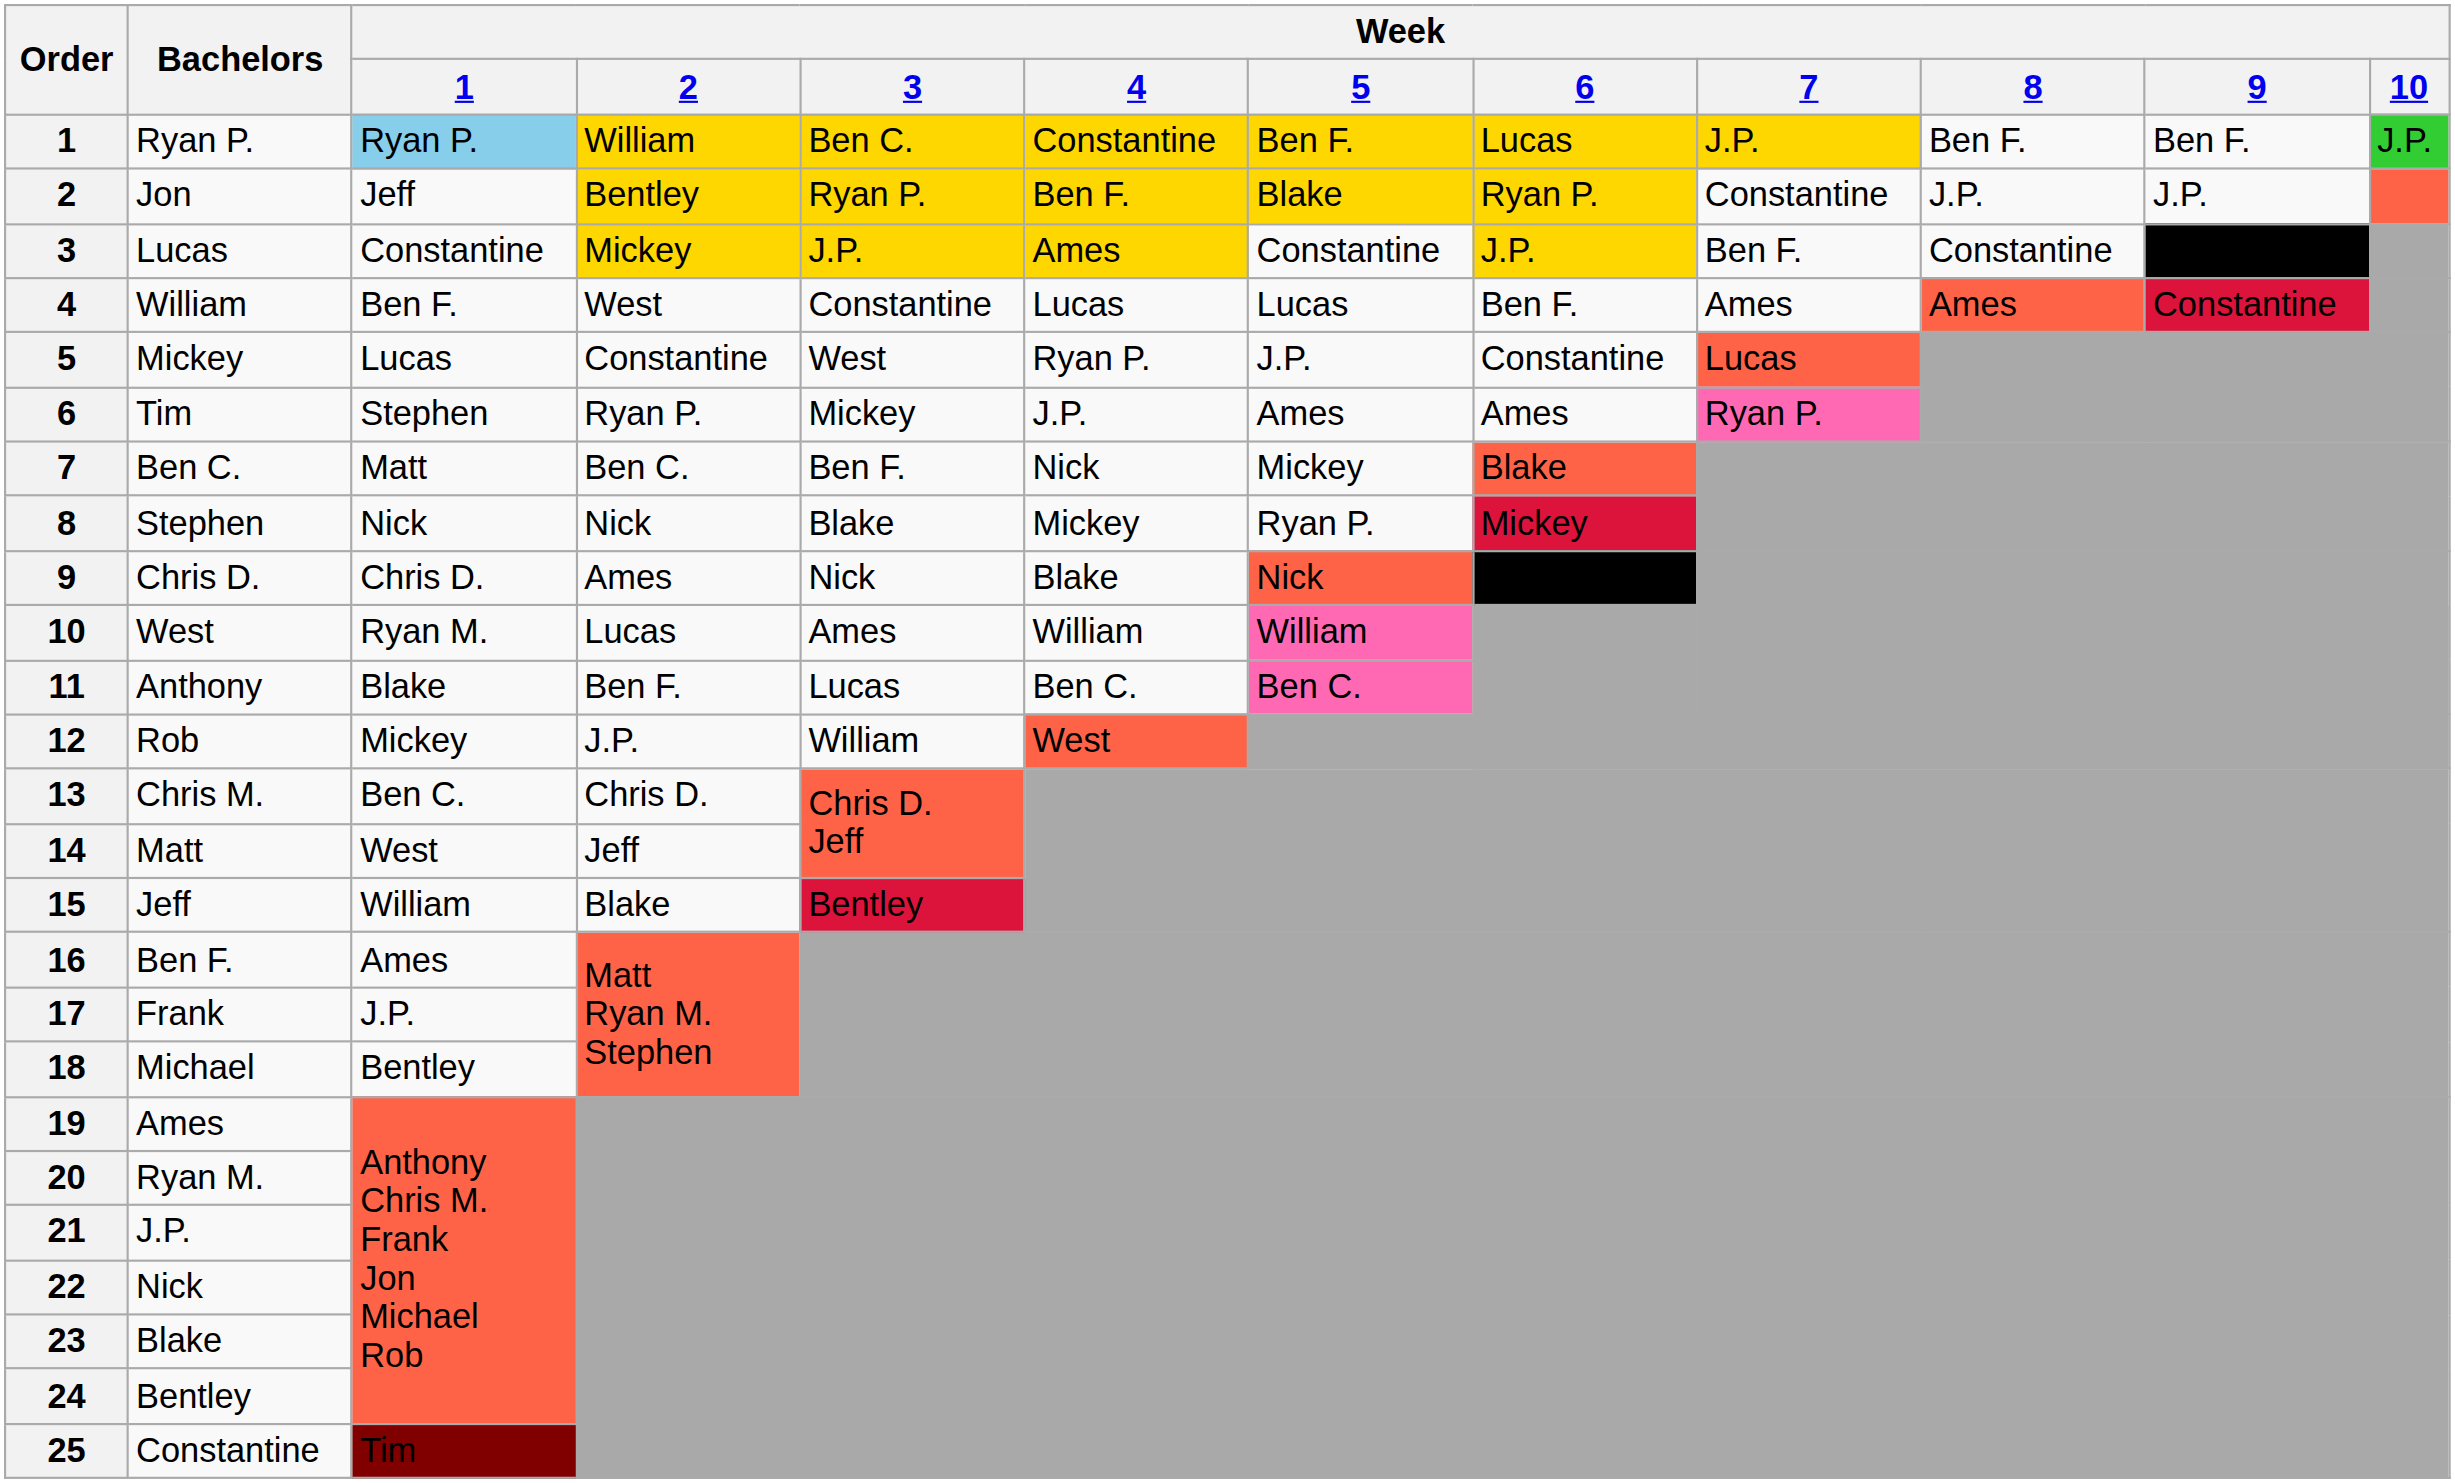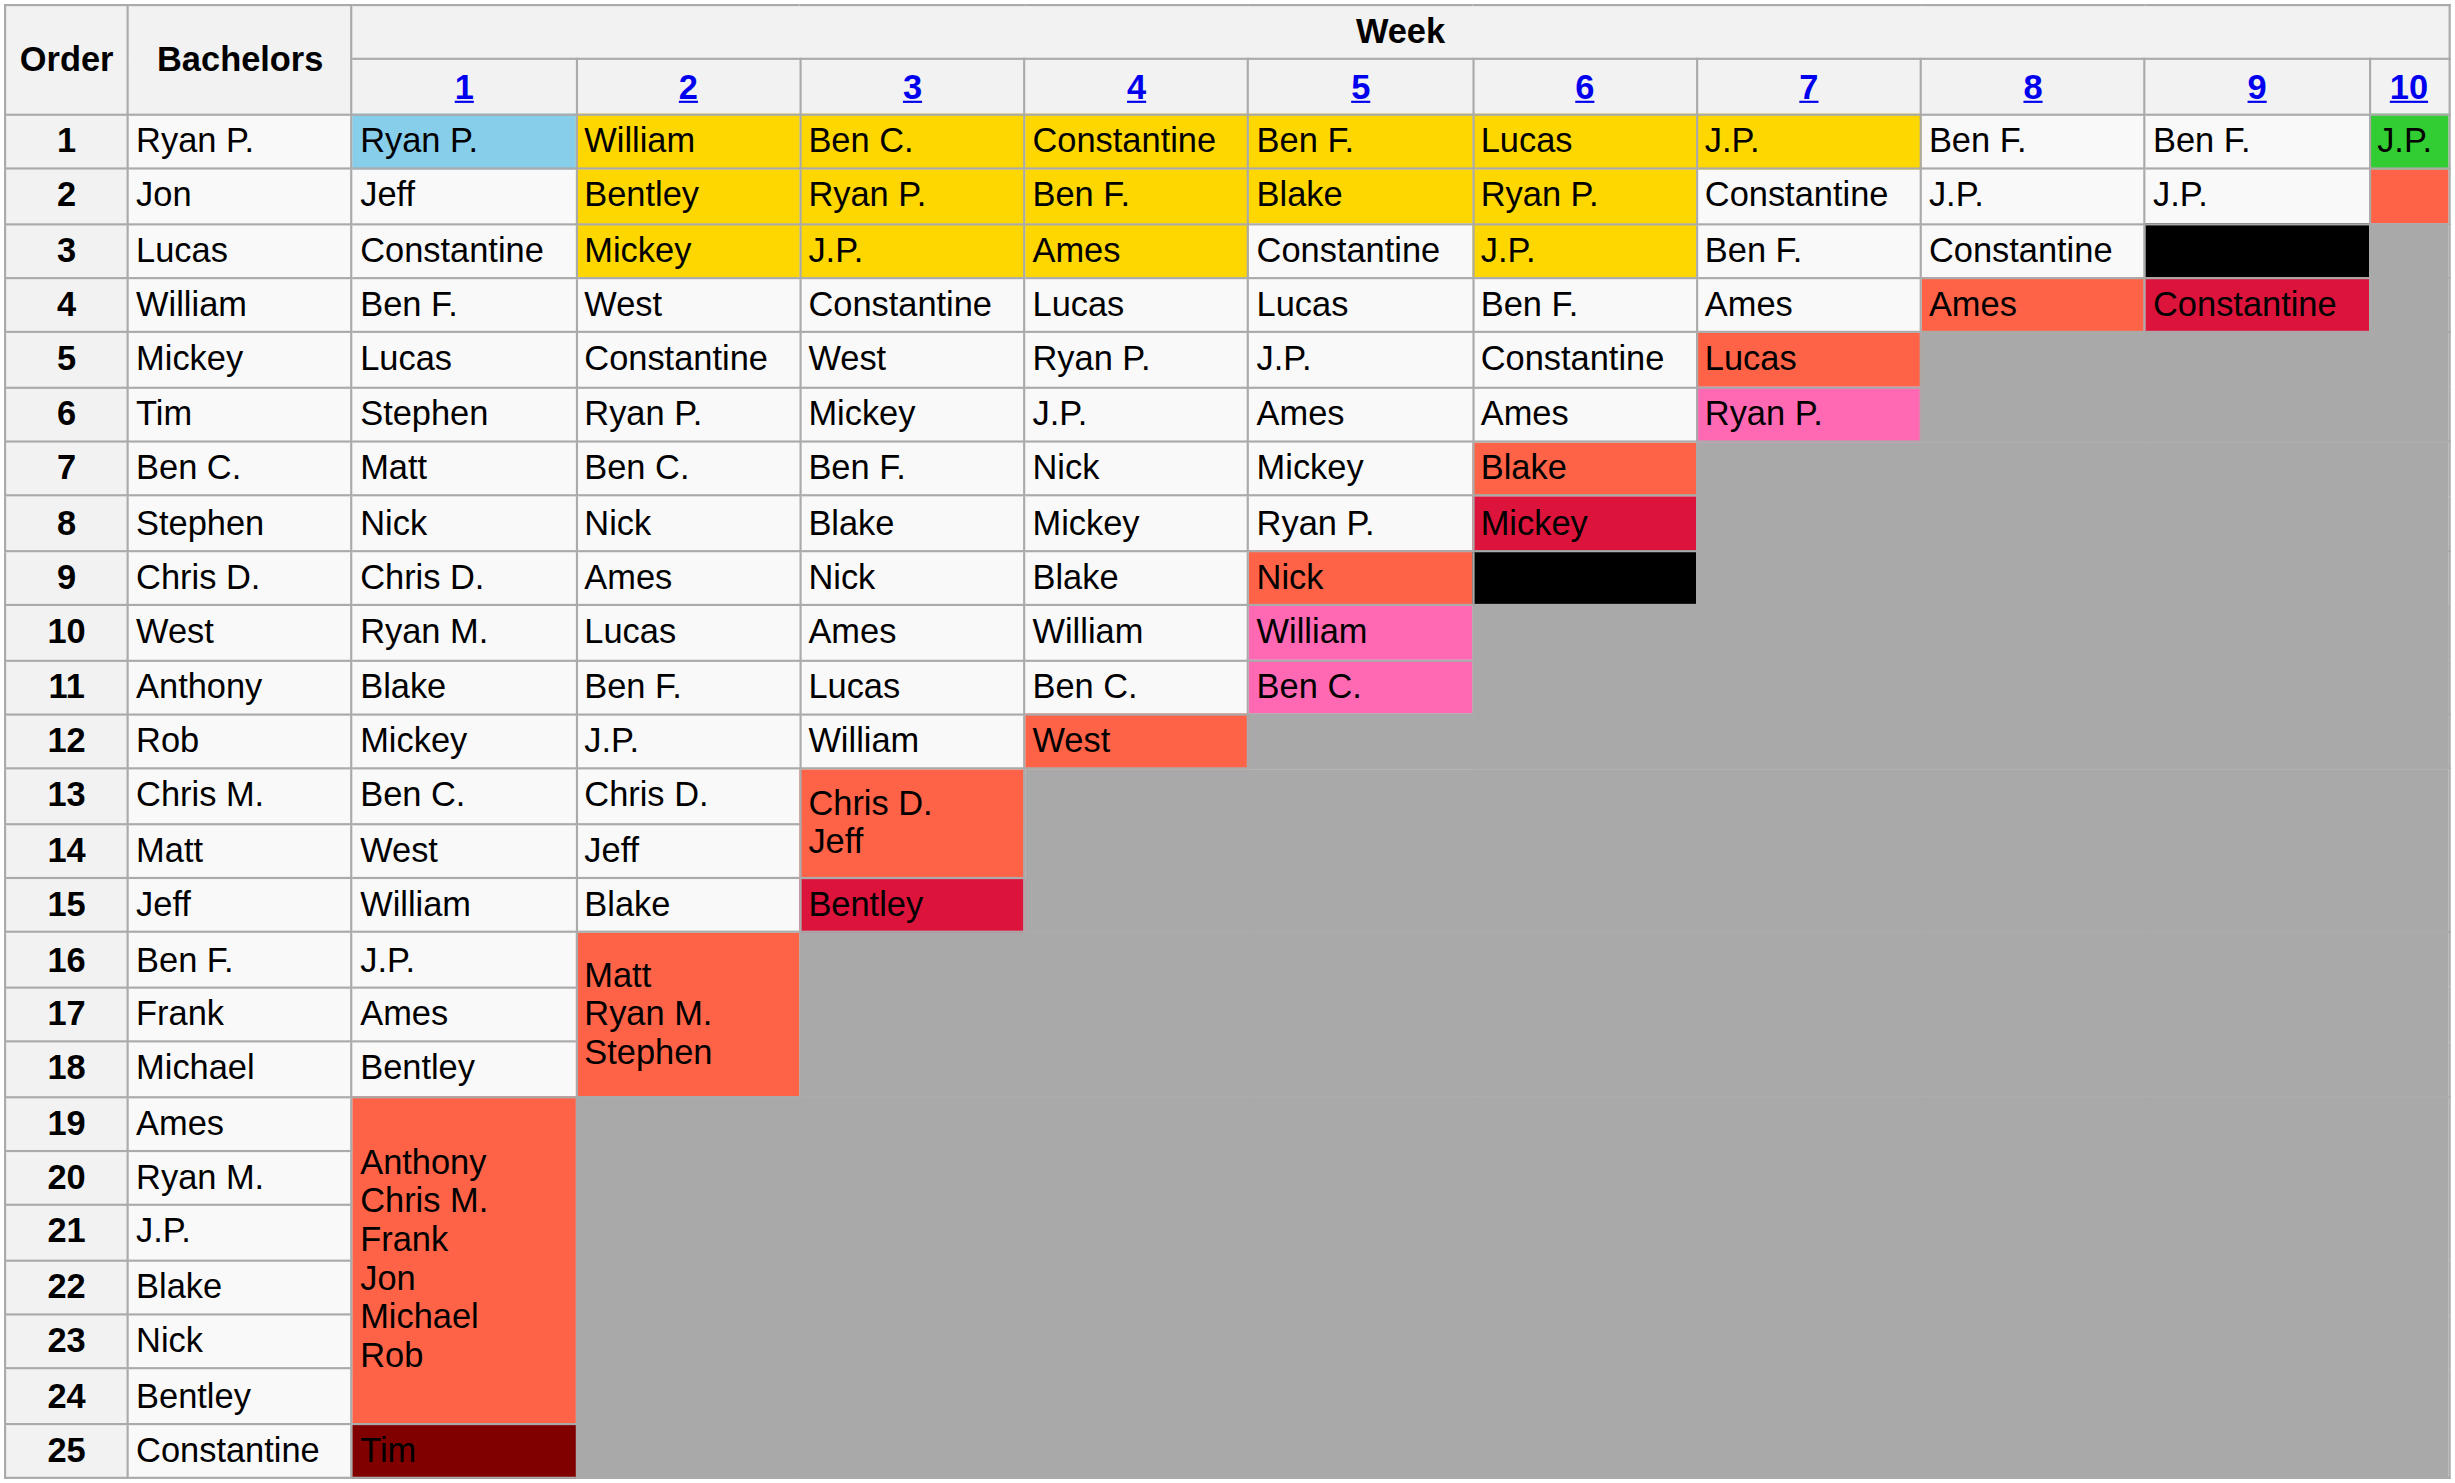(404, 959) Ames -> (388, 959) J.P.
(388, 1013) J.P. -> (404, 1013) Ames
(170, 1286) Nick -> (179, 1286) Blake
(179, 1341) Blake -> (170, 1341) Nick
